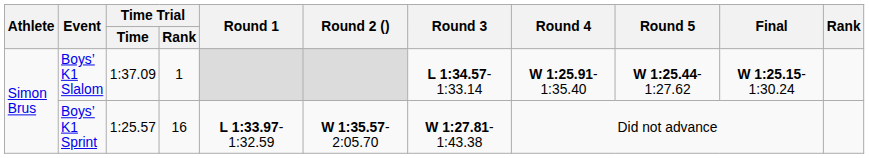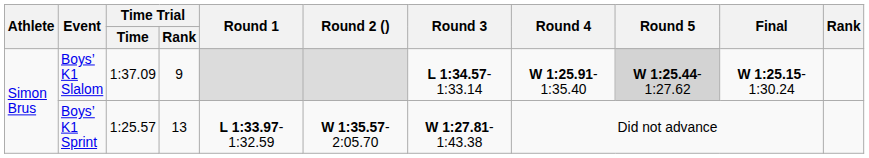(179, 75) 1 -> (179, 75) 9
(668, 83) no background -> (668, 83) lightgrey background
(179, 127) 16 -> (179, 127) 13
